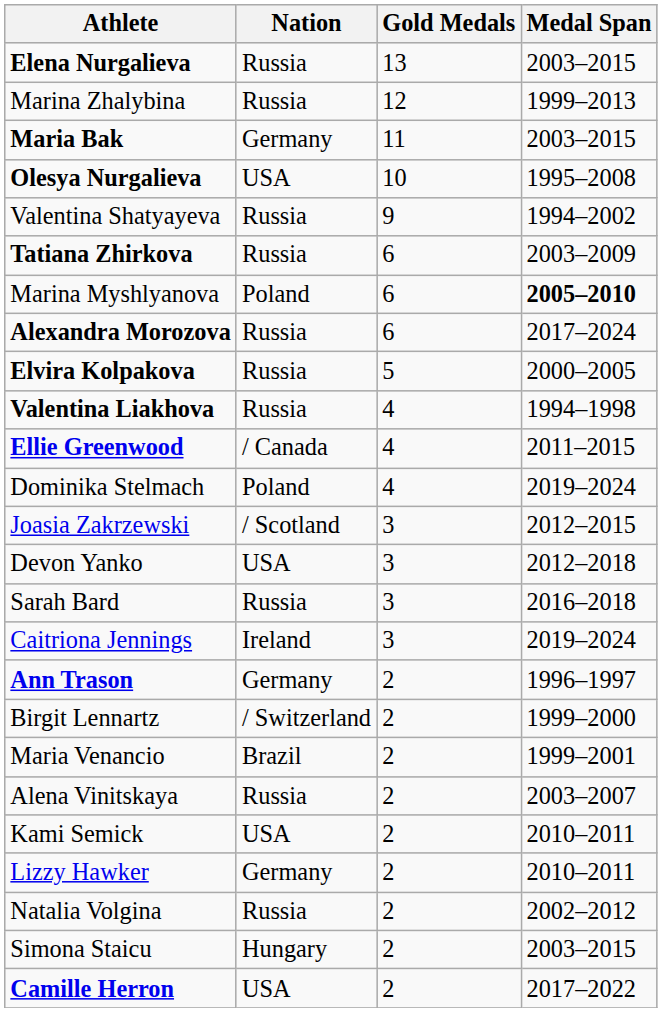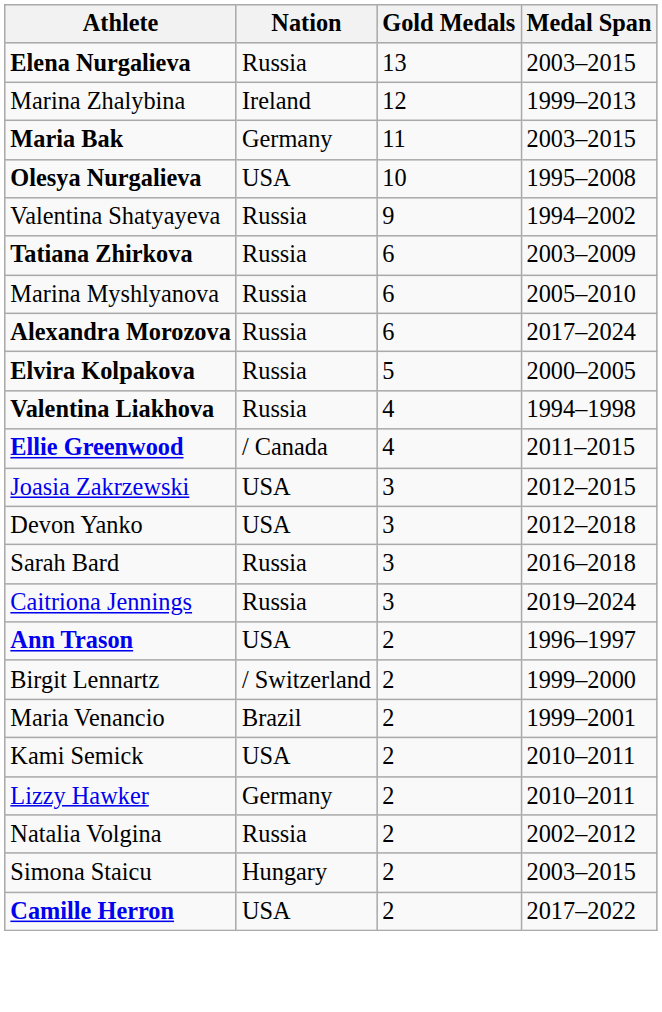(274, 100) Russia -> (276, 100) Ireland
(276, 293) Poland -> (274, 293) Russia
(581, 293) bold -> (581, 293) normal
- row: (107, 486)
(291, 525) / Scotland -> (266, 486) USA
(276, 640) Ireland -> (274, 602) Russia
(287, 679) Germany -> (266, 640) USA
- row: (94, 795)
